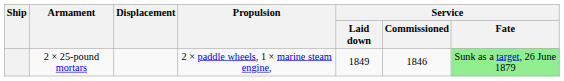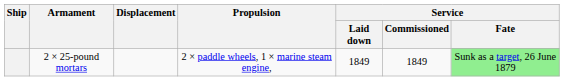(417, 62) 1846 -> (417, 62) 1849
